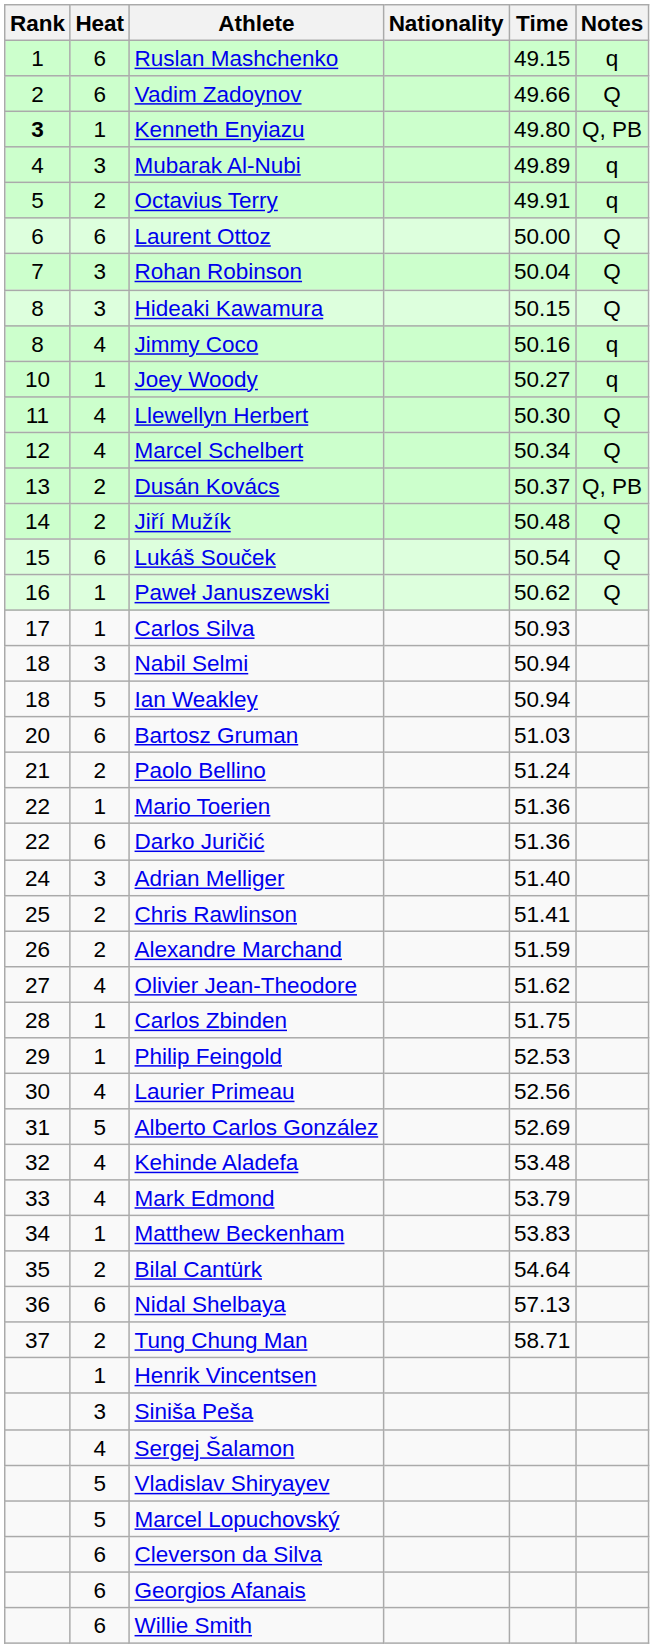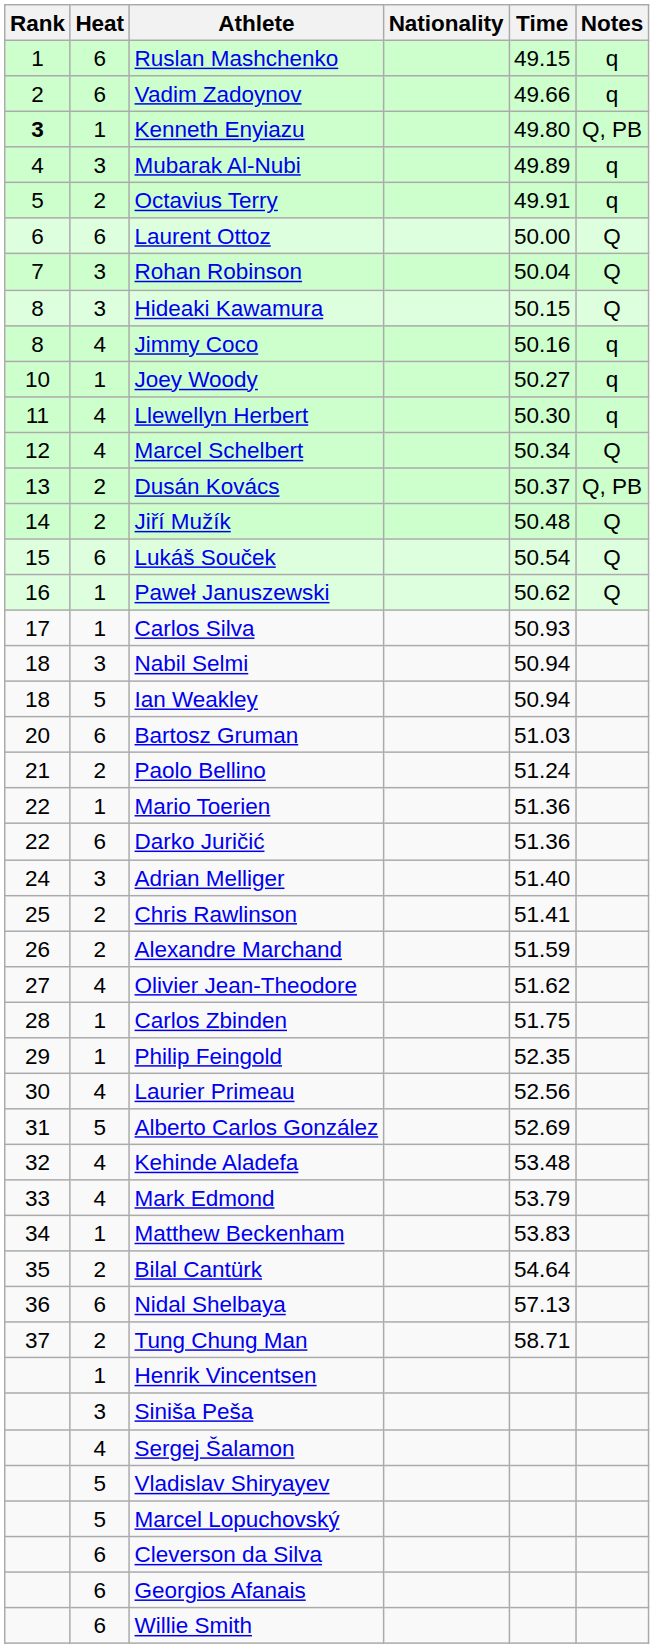(612, 94) Q -> (612, 94) q
(612, 414) Q -> (612, 414) q
(542, 1055) 52.53 -> (542, 1055) 52.35
